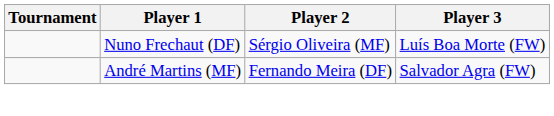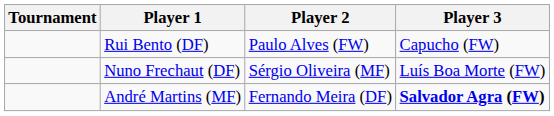+ row: (156, 44)
(468, 70) normal -> (472, 96) bold
